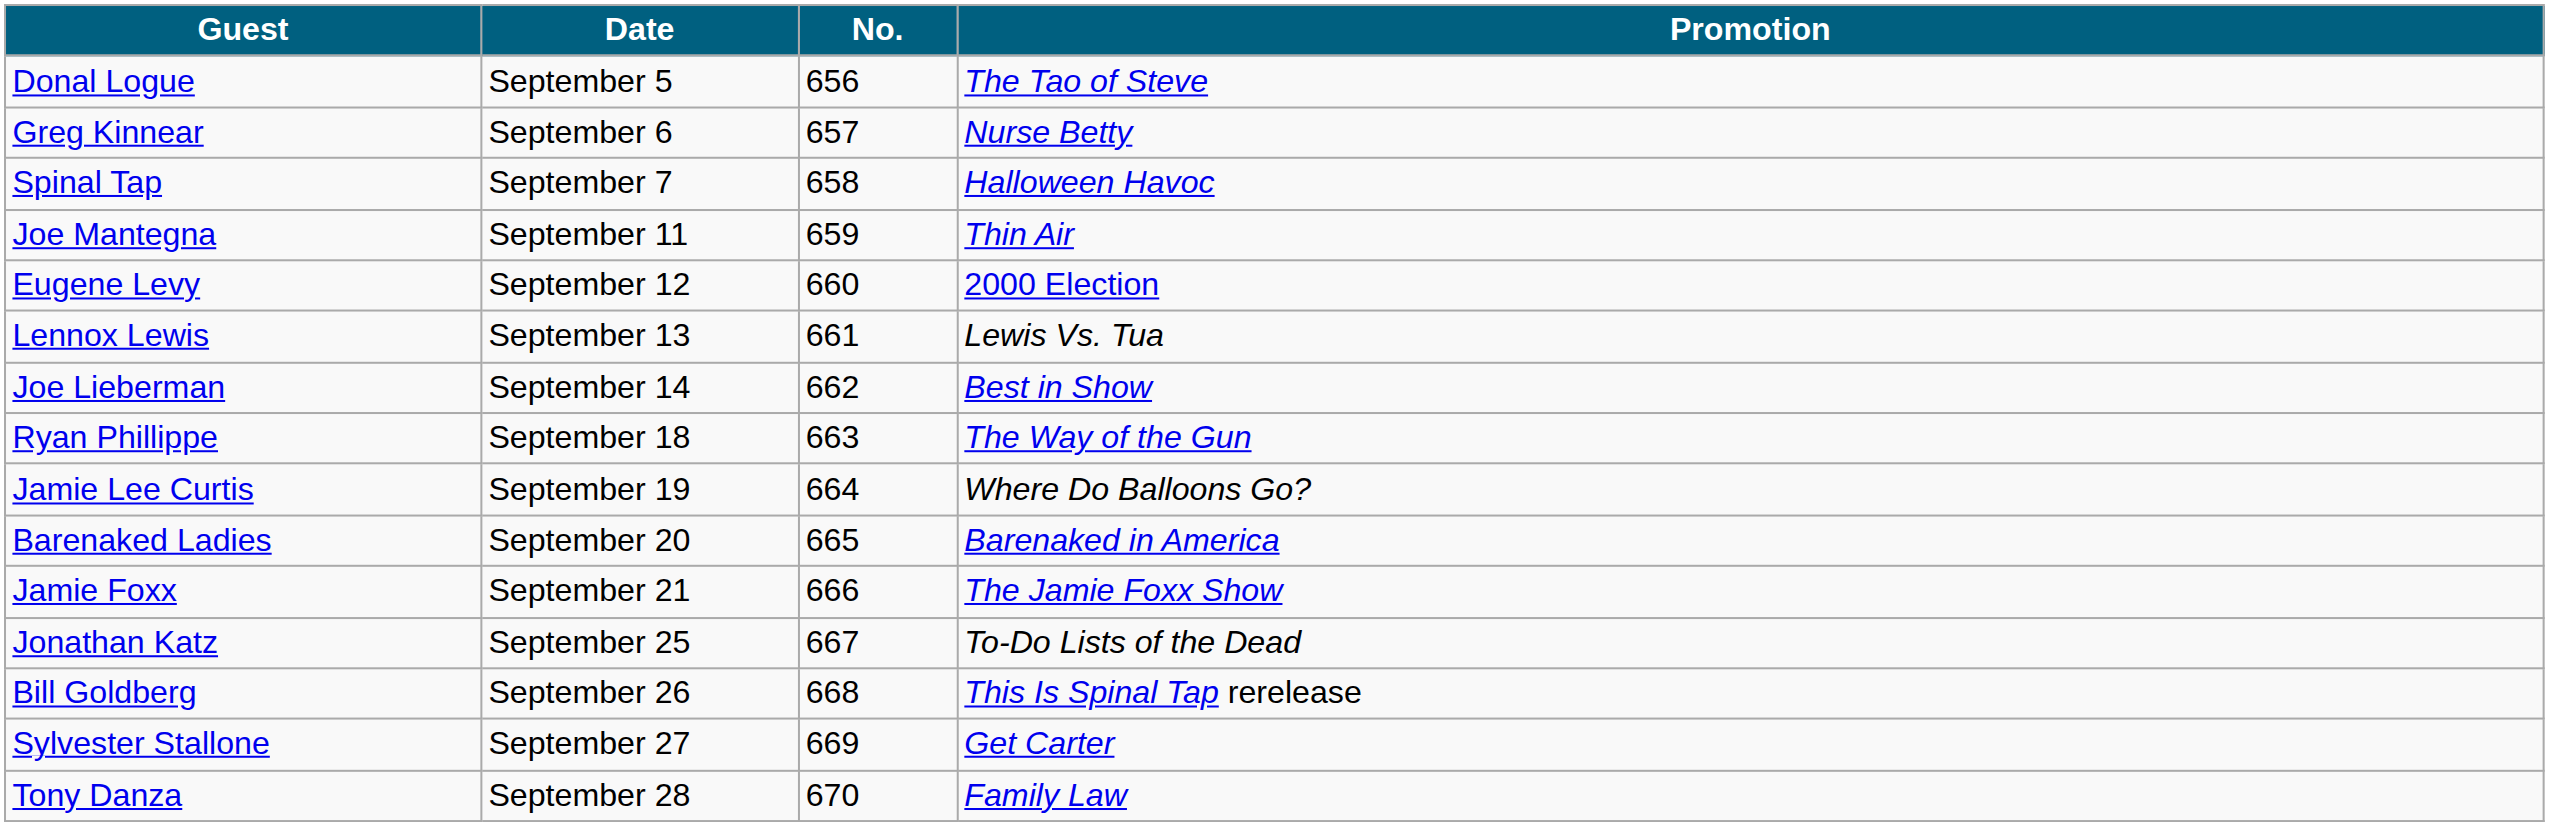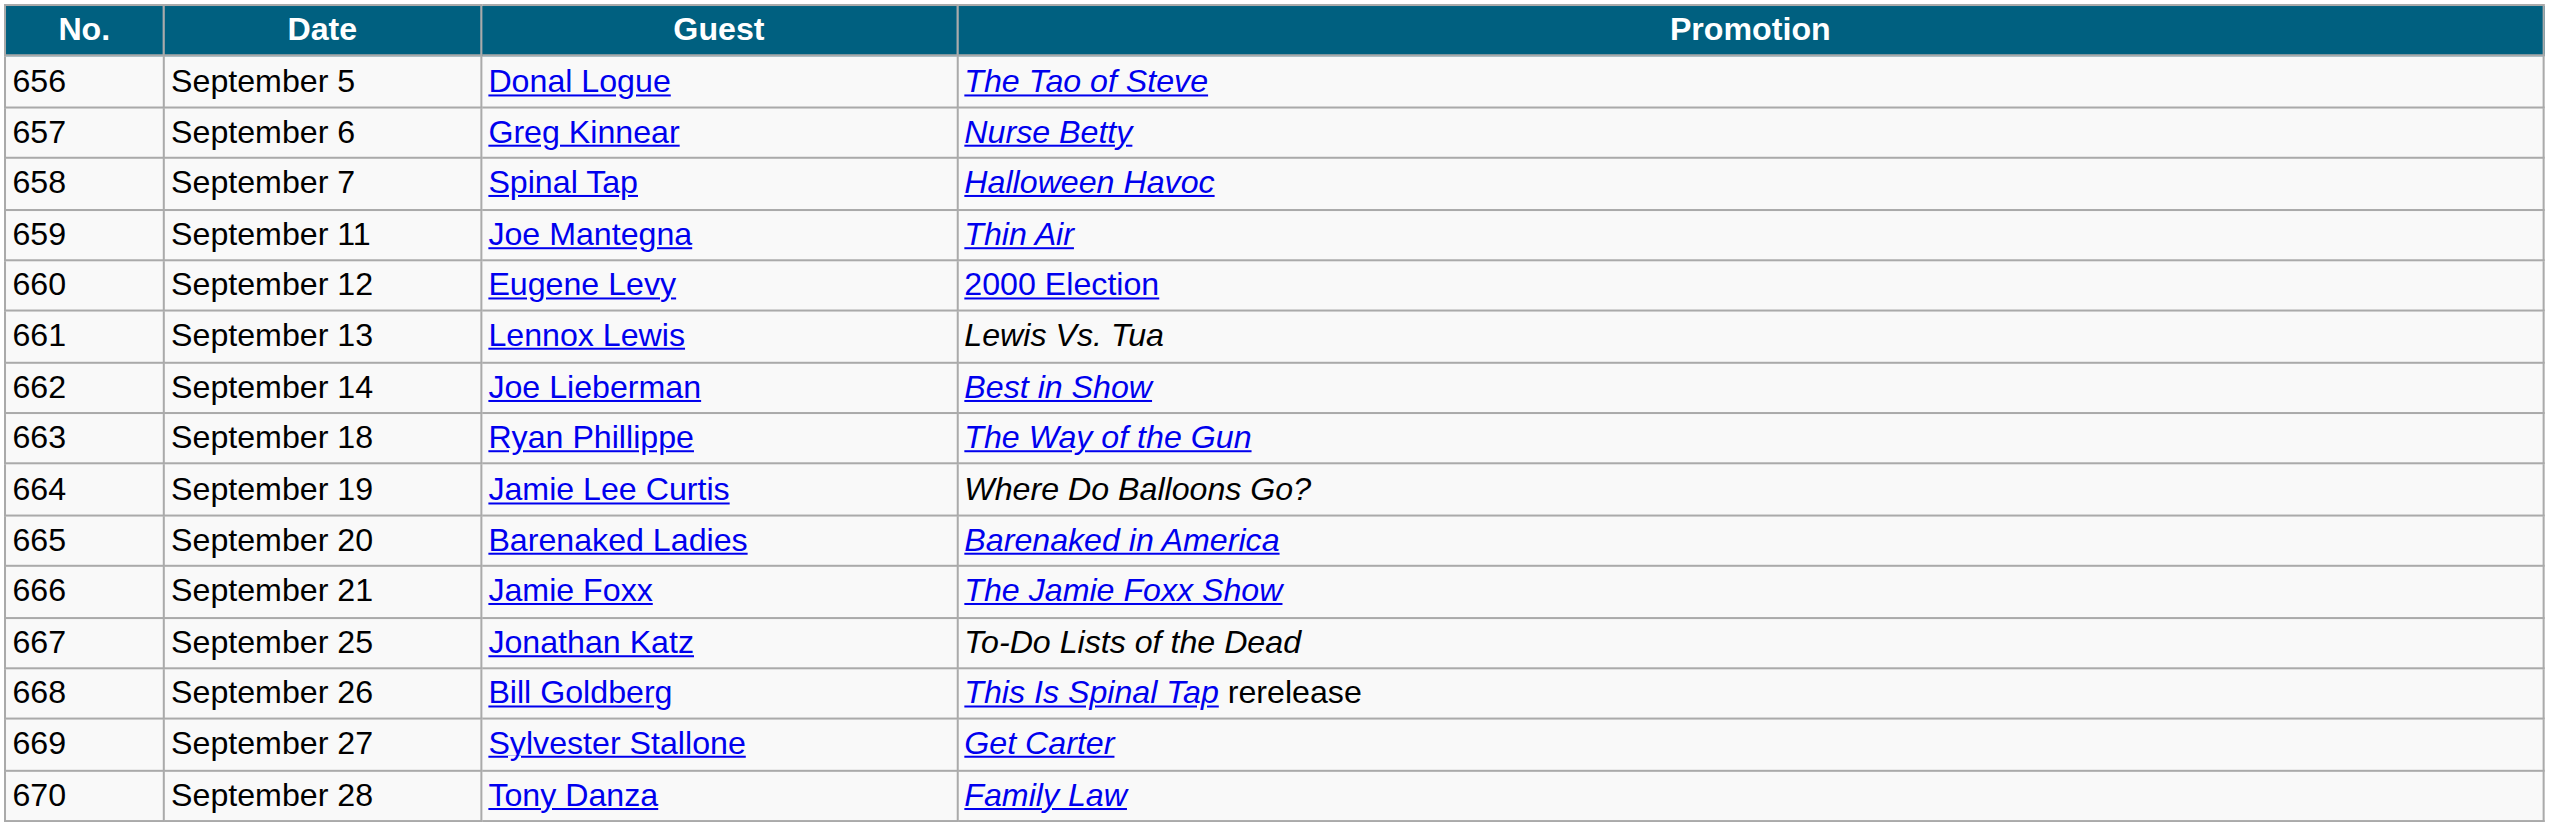columns swapped: (878, 30) <-> (243, 30)
